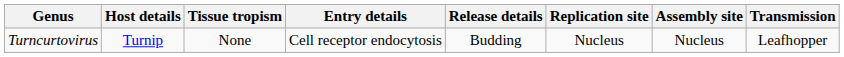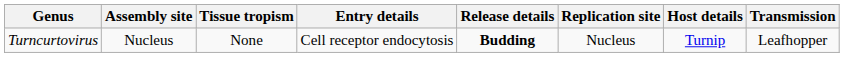columns swapped: (143, 16) <-> (699, 16)
(496, 40) normal -> (507, 40) bold
